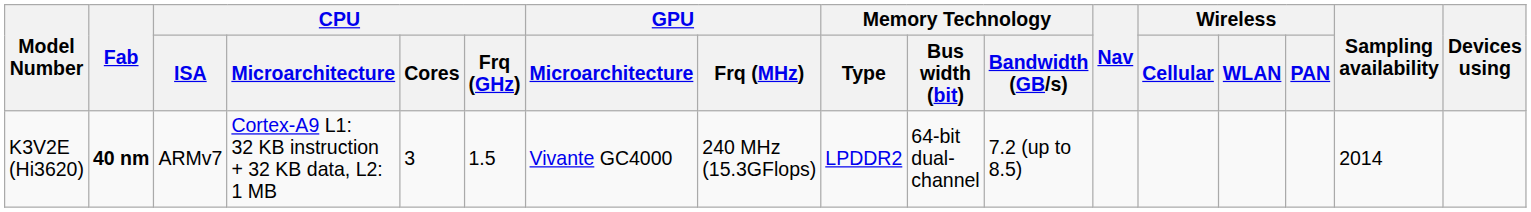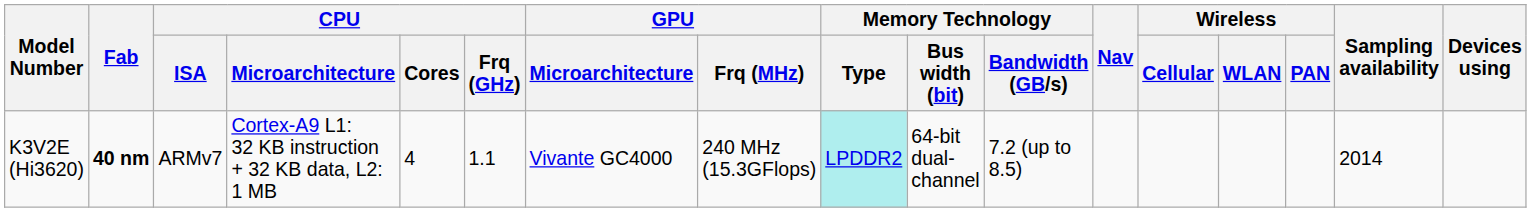(410, 158) 3 -> (410, 158) 4
(482, 158) 1.5 -> (482, 158) 1.1
(864, 158) no background -> (864, 158) paleturquoise background
